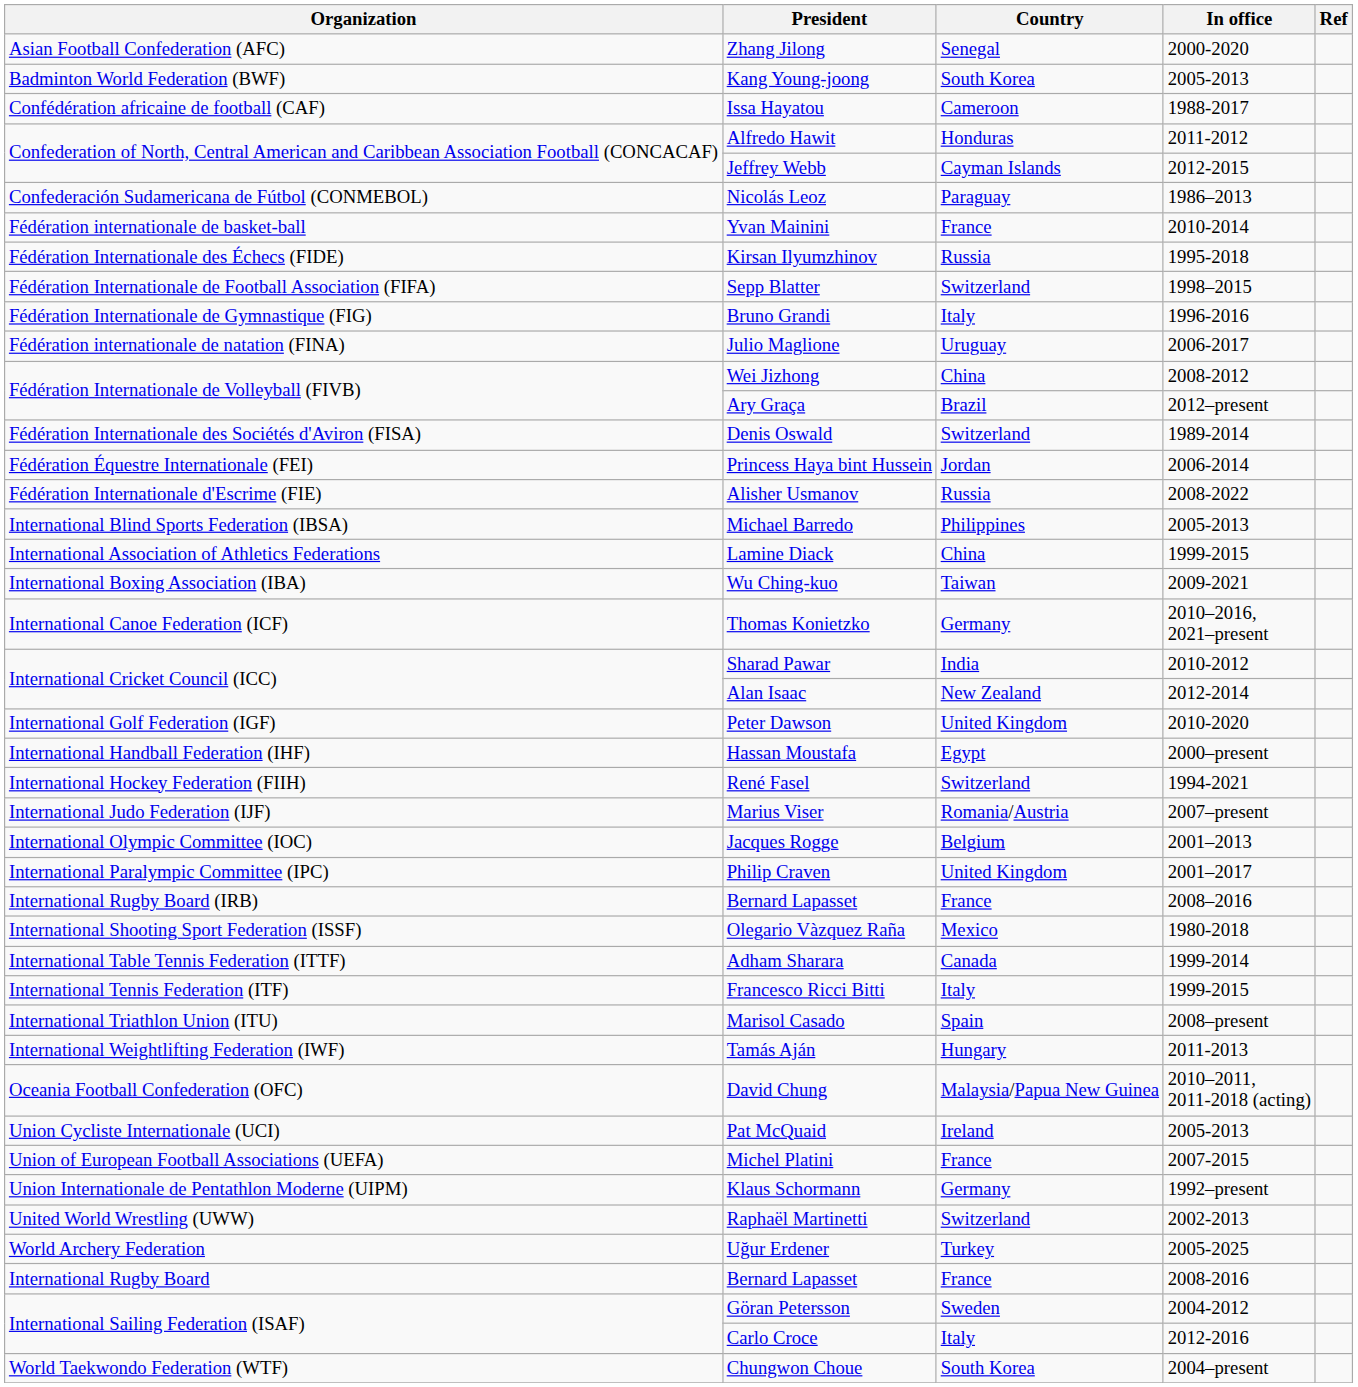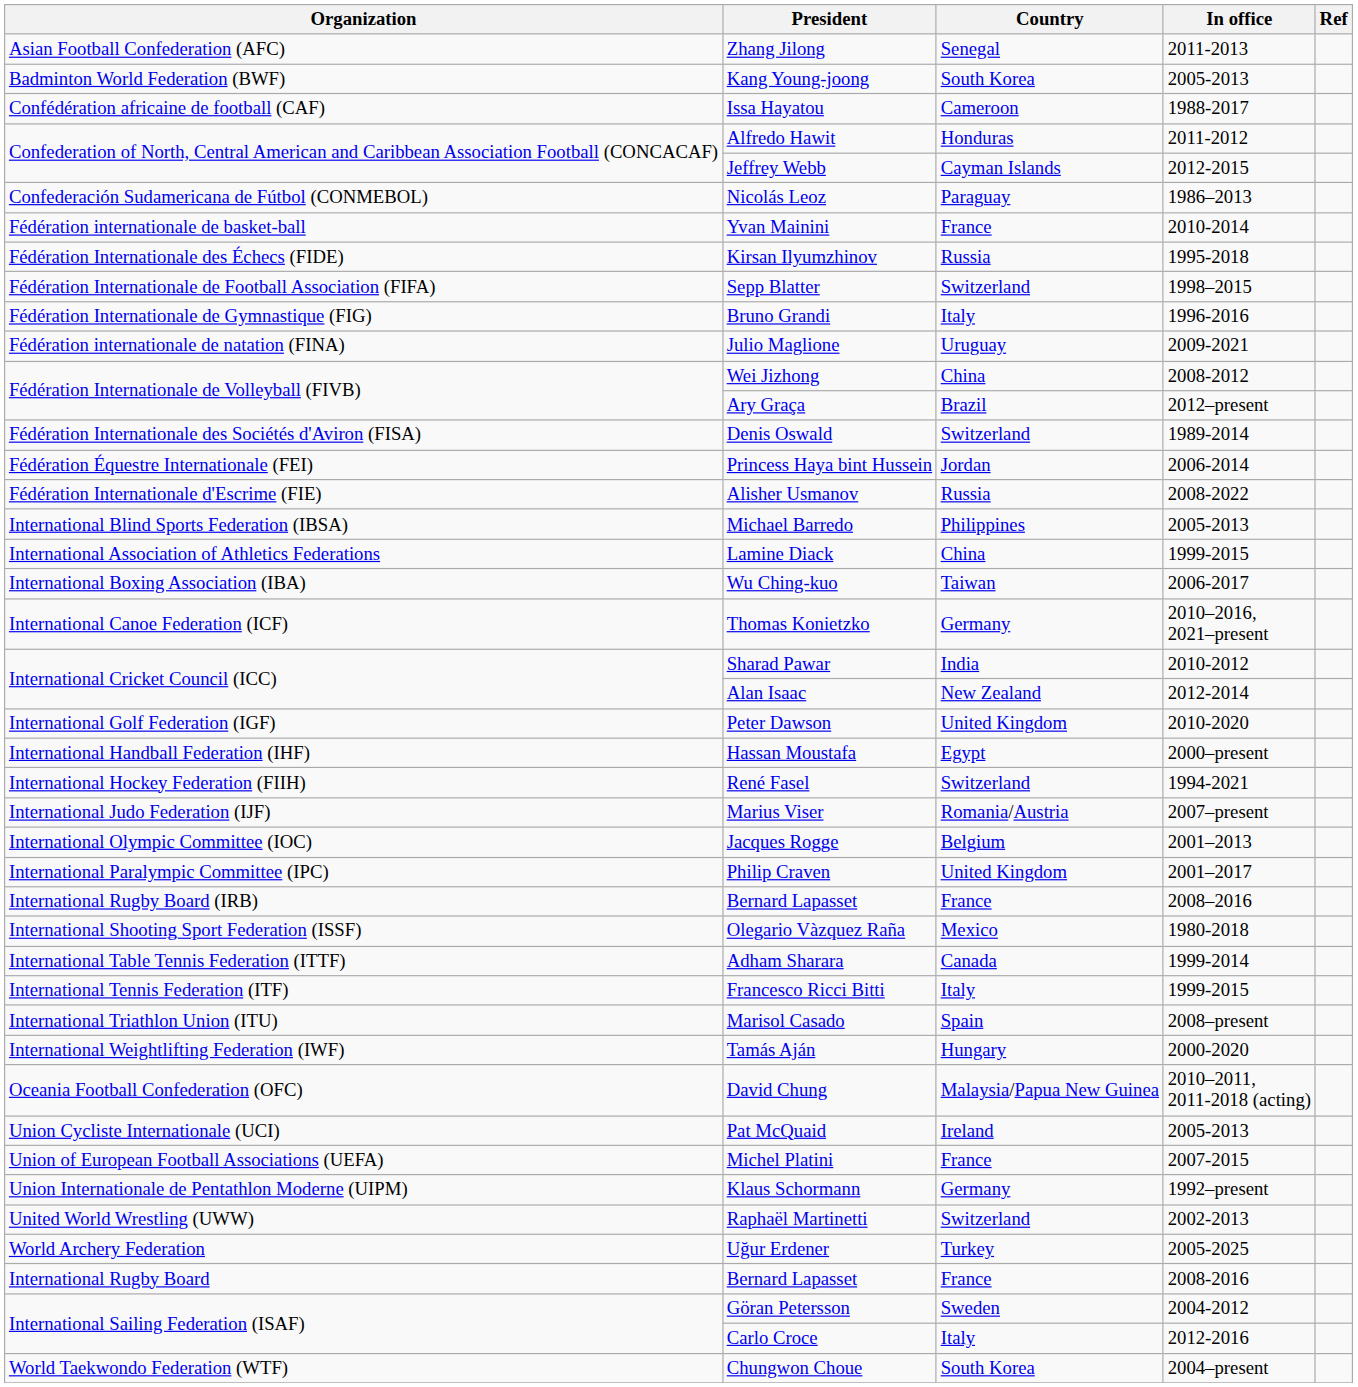(1208, 49) 2000-2020 -> (1208, 49) 2011-2013
(1208, 345) 2006-2017 -> (1208, 345) 2009-2021
(1208, 583) 2009-2021 -> (1208, 583) 2006-2017
(1208, 1049) 2011-2013 -> (1208, 1049) 2000-2020
